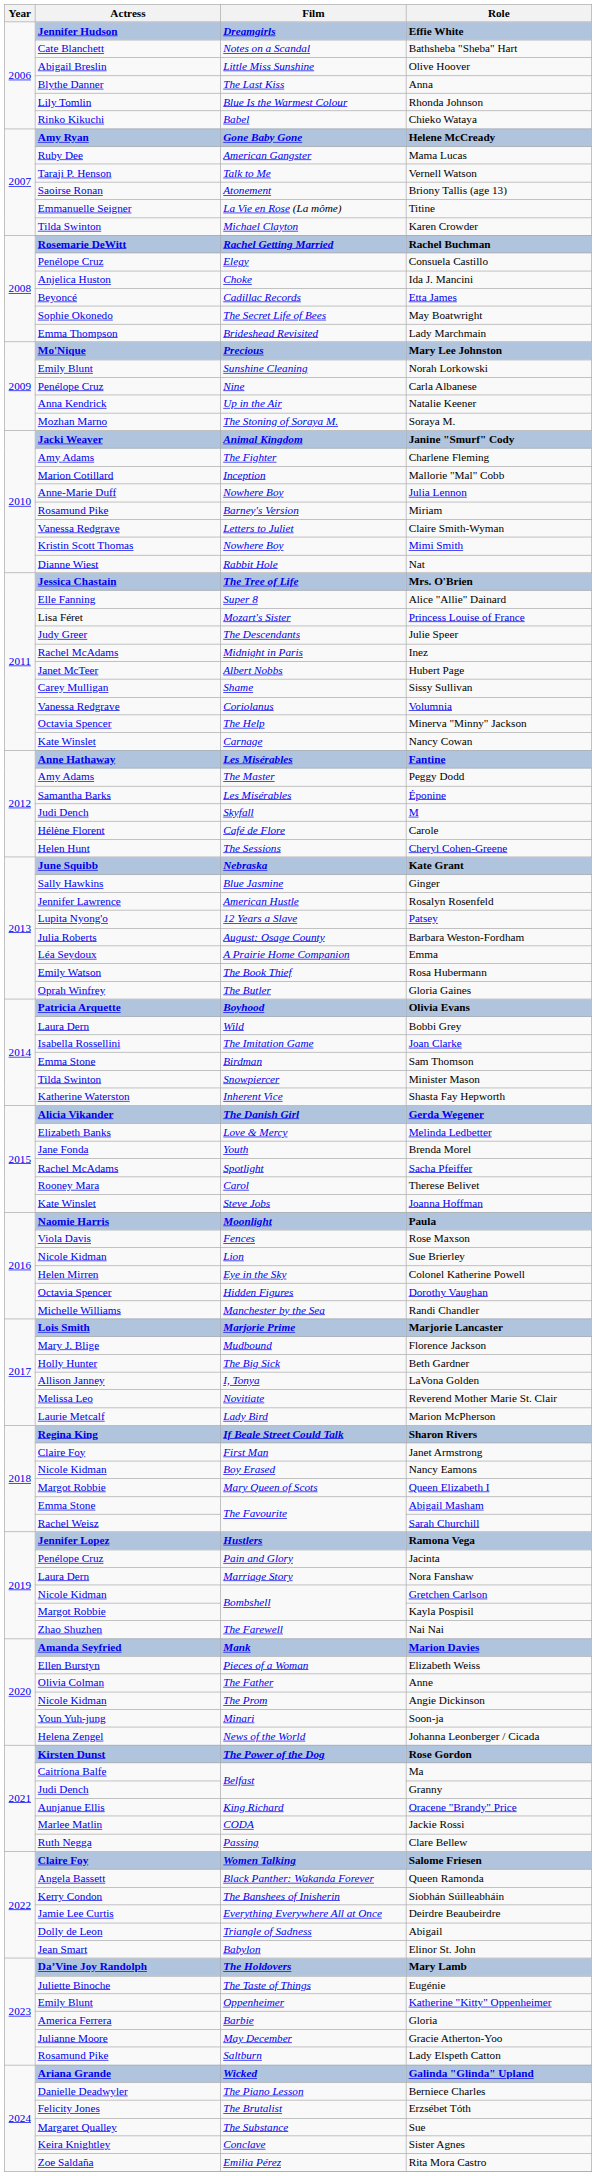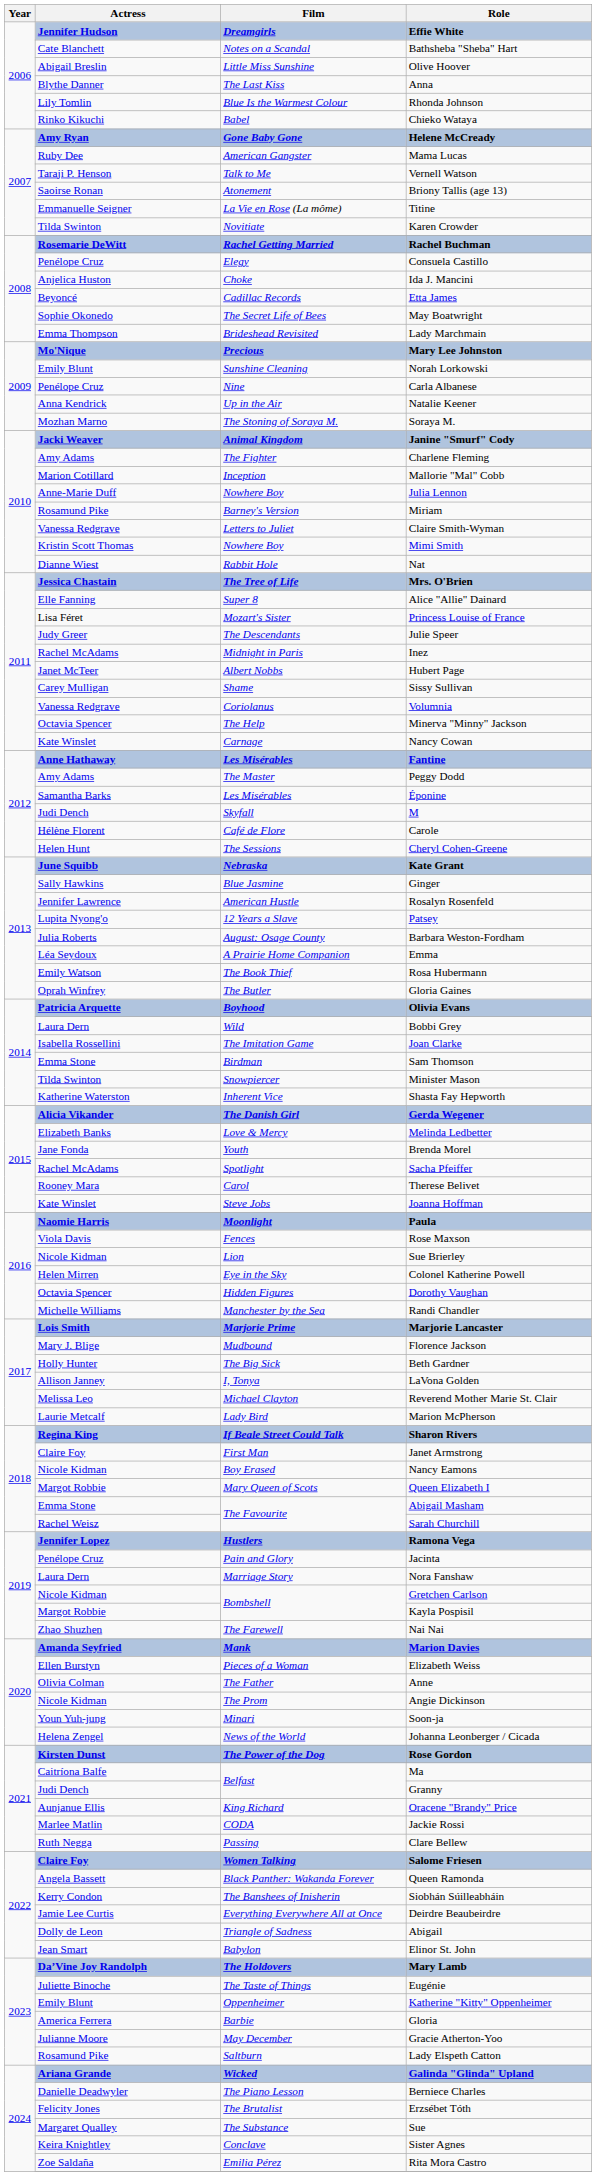(261, 226) Michael Clayton -> (244, 226) Novitiate
(244, 1398) Novitiate -> (261, 1398) Michael Clayton
